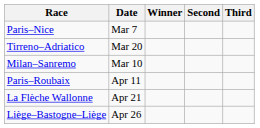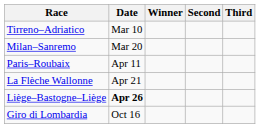- row: (30, 30)
(127, 47) Mar 20 -> (127, 30) Mar 10
(127, 64) Mar 10 -> (127, 47) Mar 20
(126, 115) normal -> (127, 98) bold
+ row: (47, 115)
